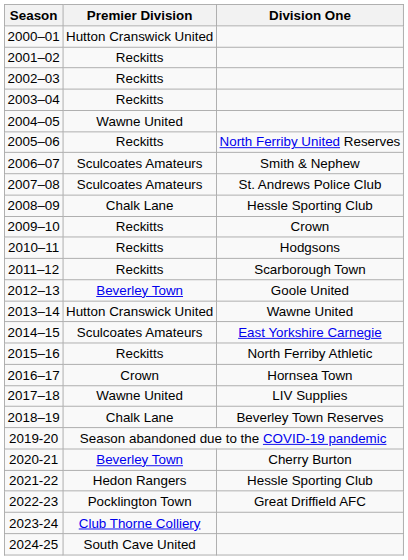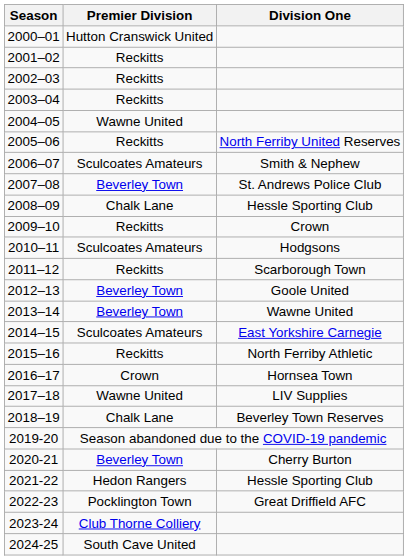(140, 185) Sculcoates Amateurs -> (140, 185) Beverley Town
(140, 248) Reckitts -> (140, 248) Sculcoates Amateurs
(140, 312) Hutton Cranswick United -> (140, 312) Beverley Town
